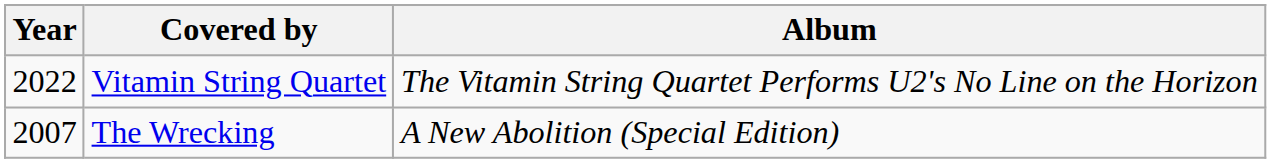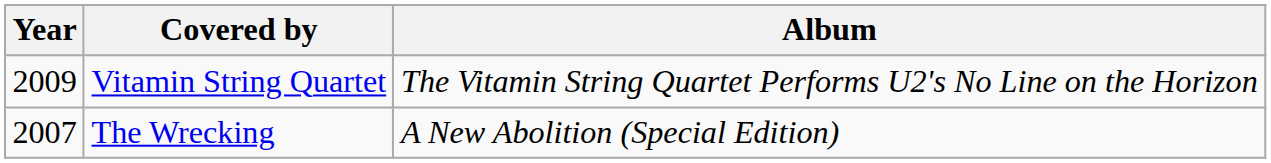(45, 81) 2022 -> (45, 81) 2009
